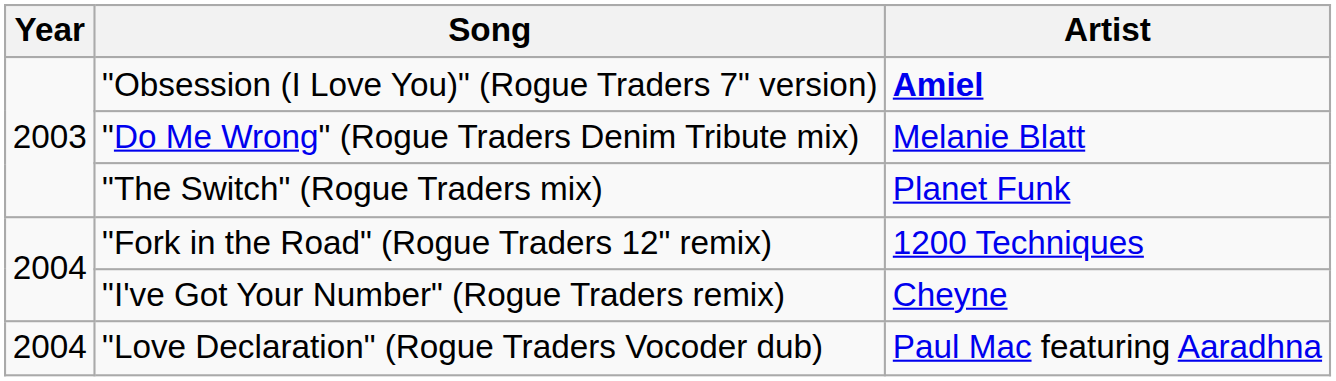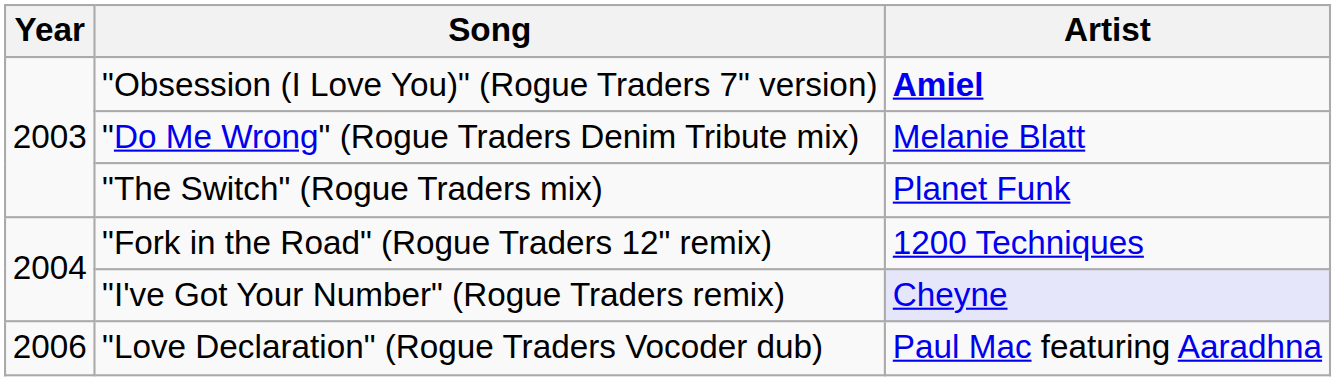(950, 294) no background -> (950, 294) lavender background
(50, 347) 2004 -> (50, 347) 2006
